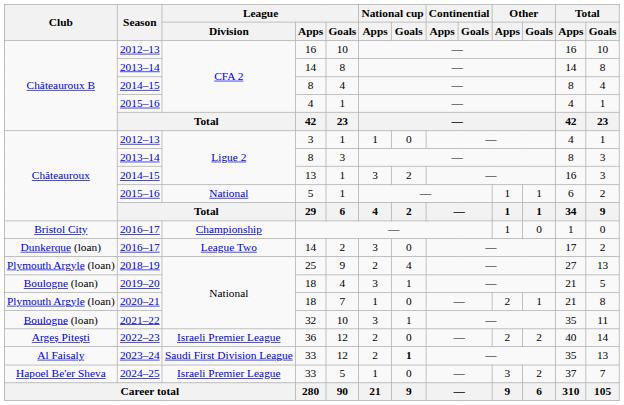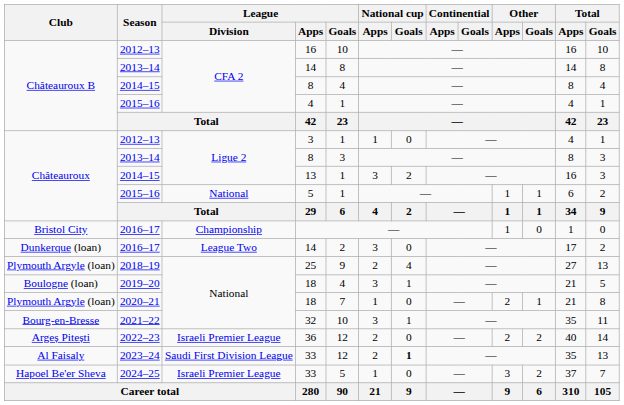(61, 319) Boulogne (loan) -> (61, 319) Bourg-en-Bresse
